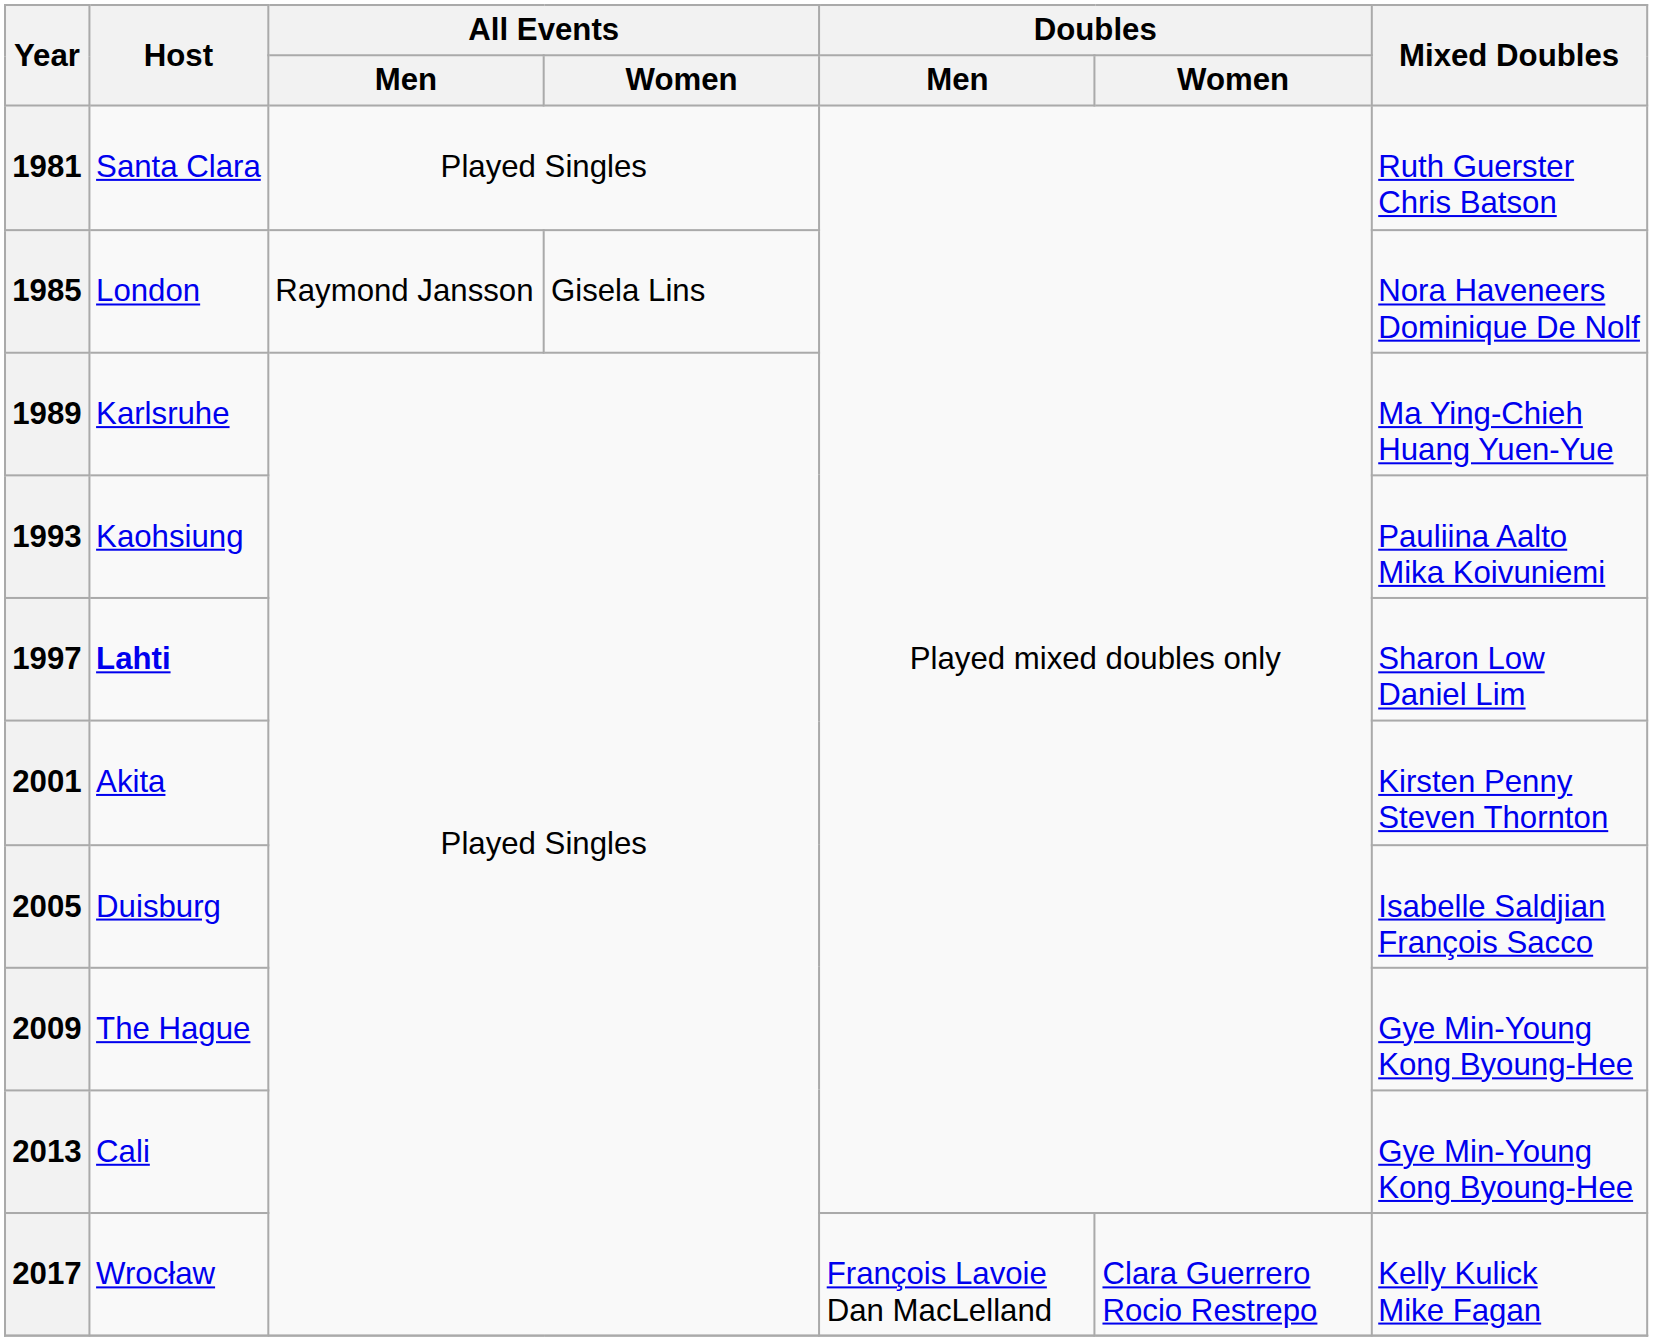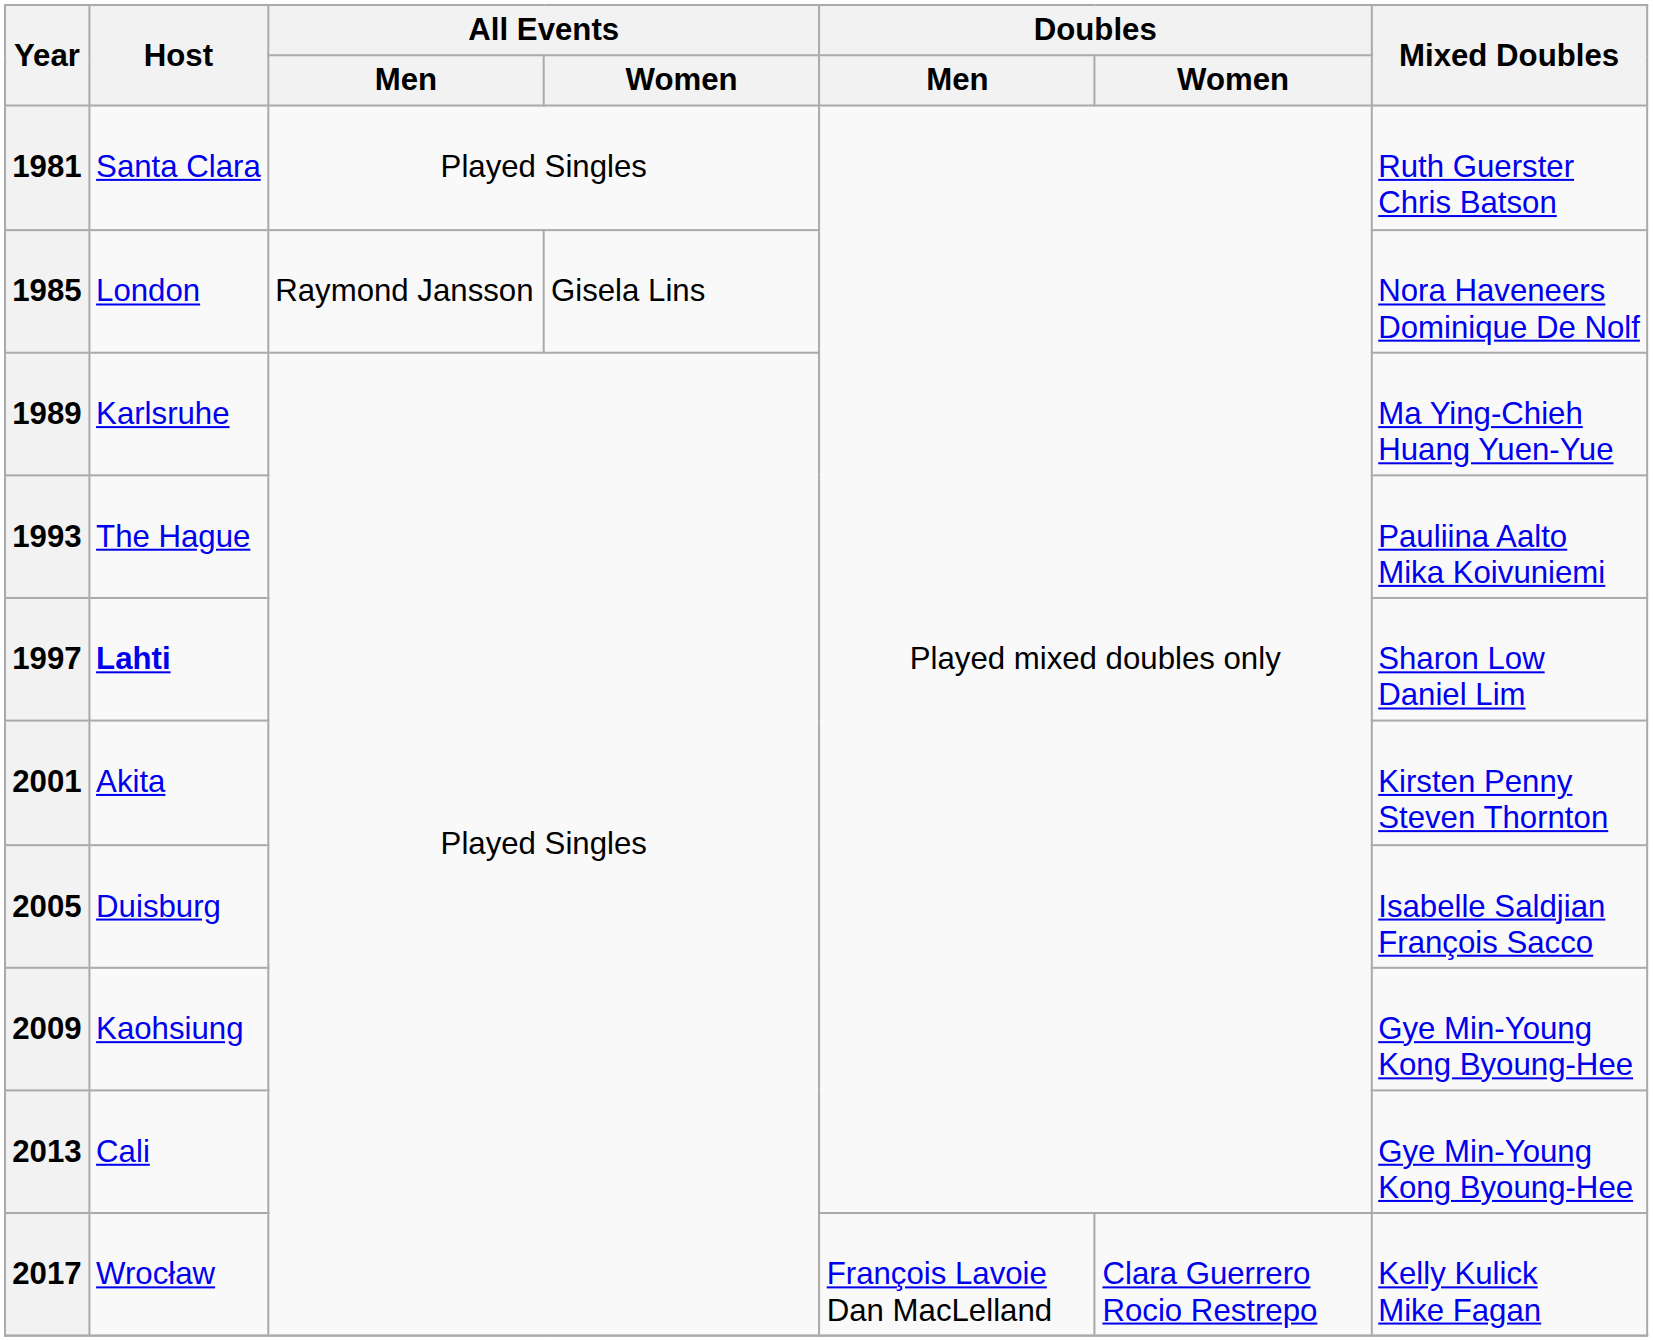(170, 535) Kaohsiung -> (173, 535) The Hague
(173, 1027) The Hague -> (170, 1027) Kaohsiung
